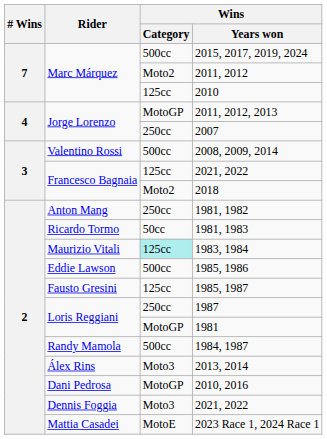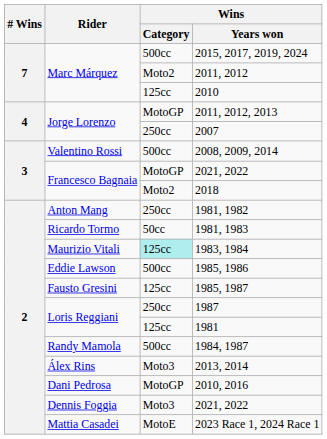(157, 170) 125cc -> (163, 170) MotoGP
(163, 327) MotoGP -> (157, 327) 125cc
